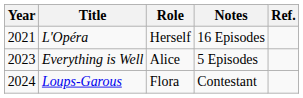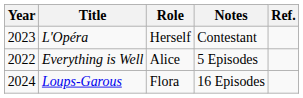(22, 37) 2021 -> (22, 37) 2023
(231, 37) 16 Episodes -> (227, 37) Contestant
(22, 59) 2023 -> (22, 59) 2022
(227, 81) Contestant -> (231, 81) 16 Episodes
